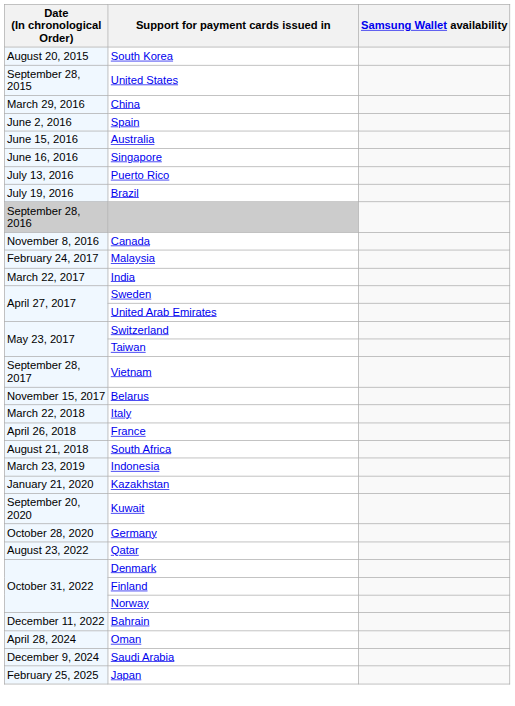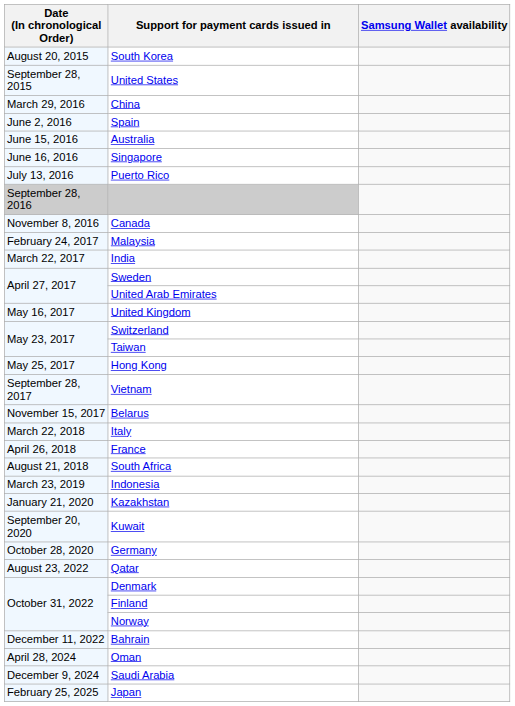- row: (125, 193)
+ row: (151, 312)
+ row: (139, 365)
